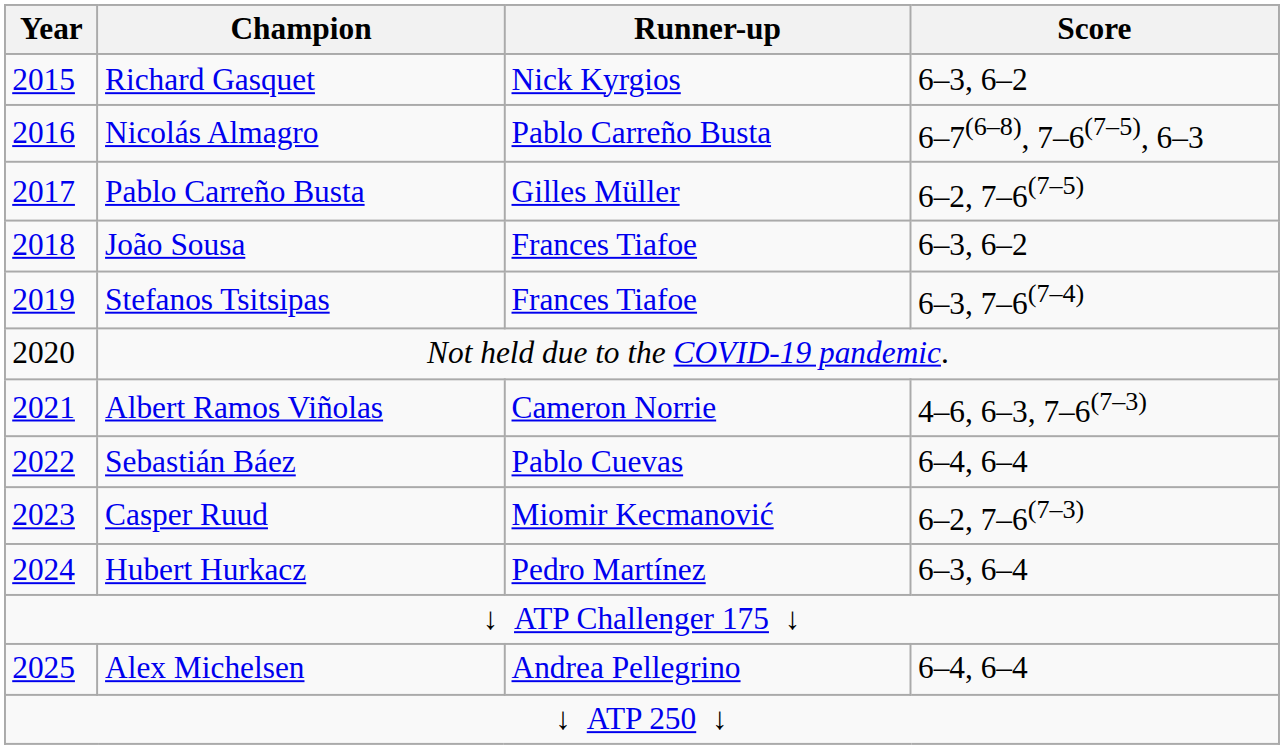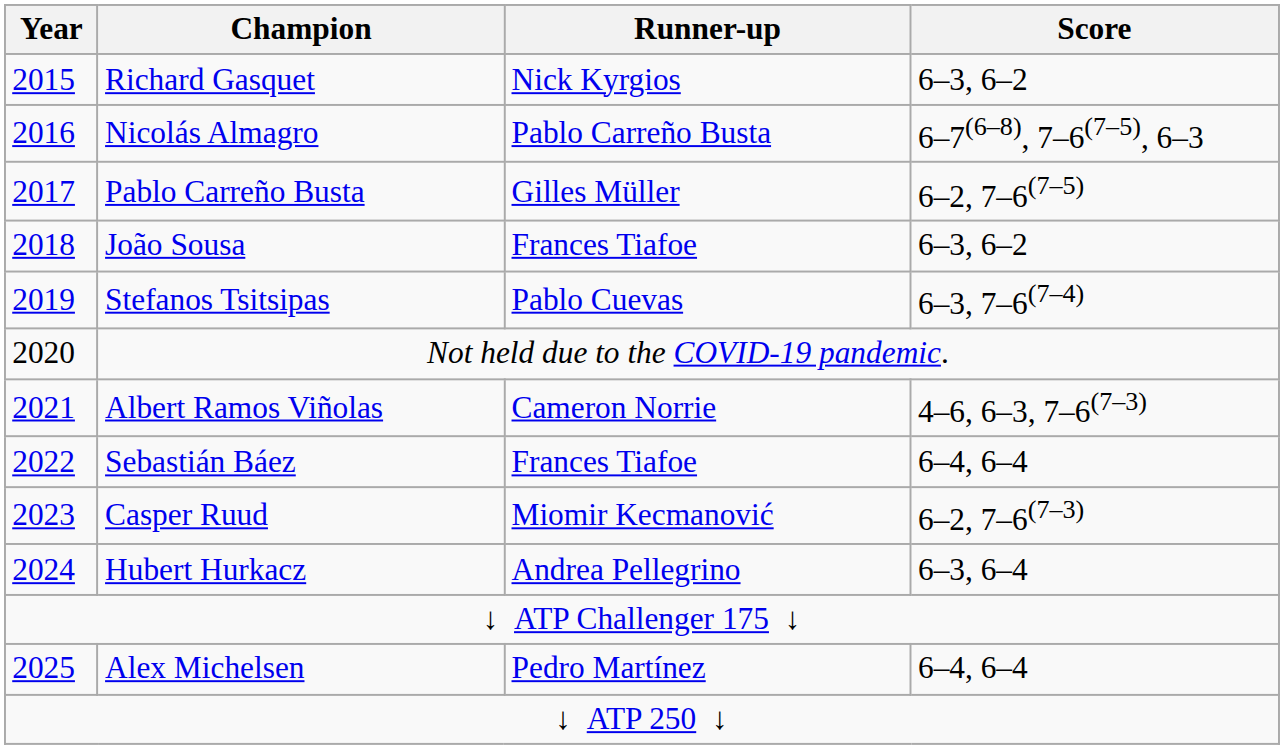(604, 299) Frances Tiafoe -> (597, 299) Pablo Cuevas
(597, 461) Pablo Cuevas -> (604, 461) Frances Tiafoe
(609, 569) Pedro Martínez -> (626, 569) Andrea Pellegrino
(626, 668) Andrea Pellegrino -> (609, 668) Pedro Martínez
